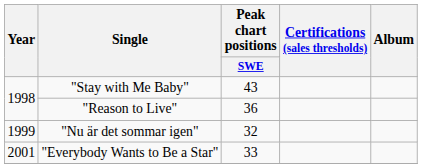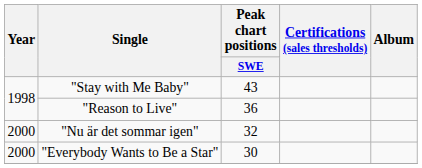(21, 131) 1999 -> (21, 131) 2000
(21, 152) 2001 -> (21, 152) 2000
(251, 152) 33 -> (251, 152) 30
